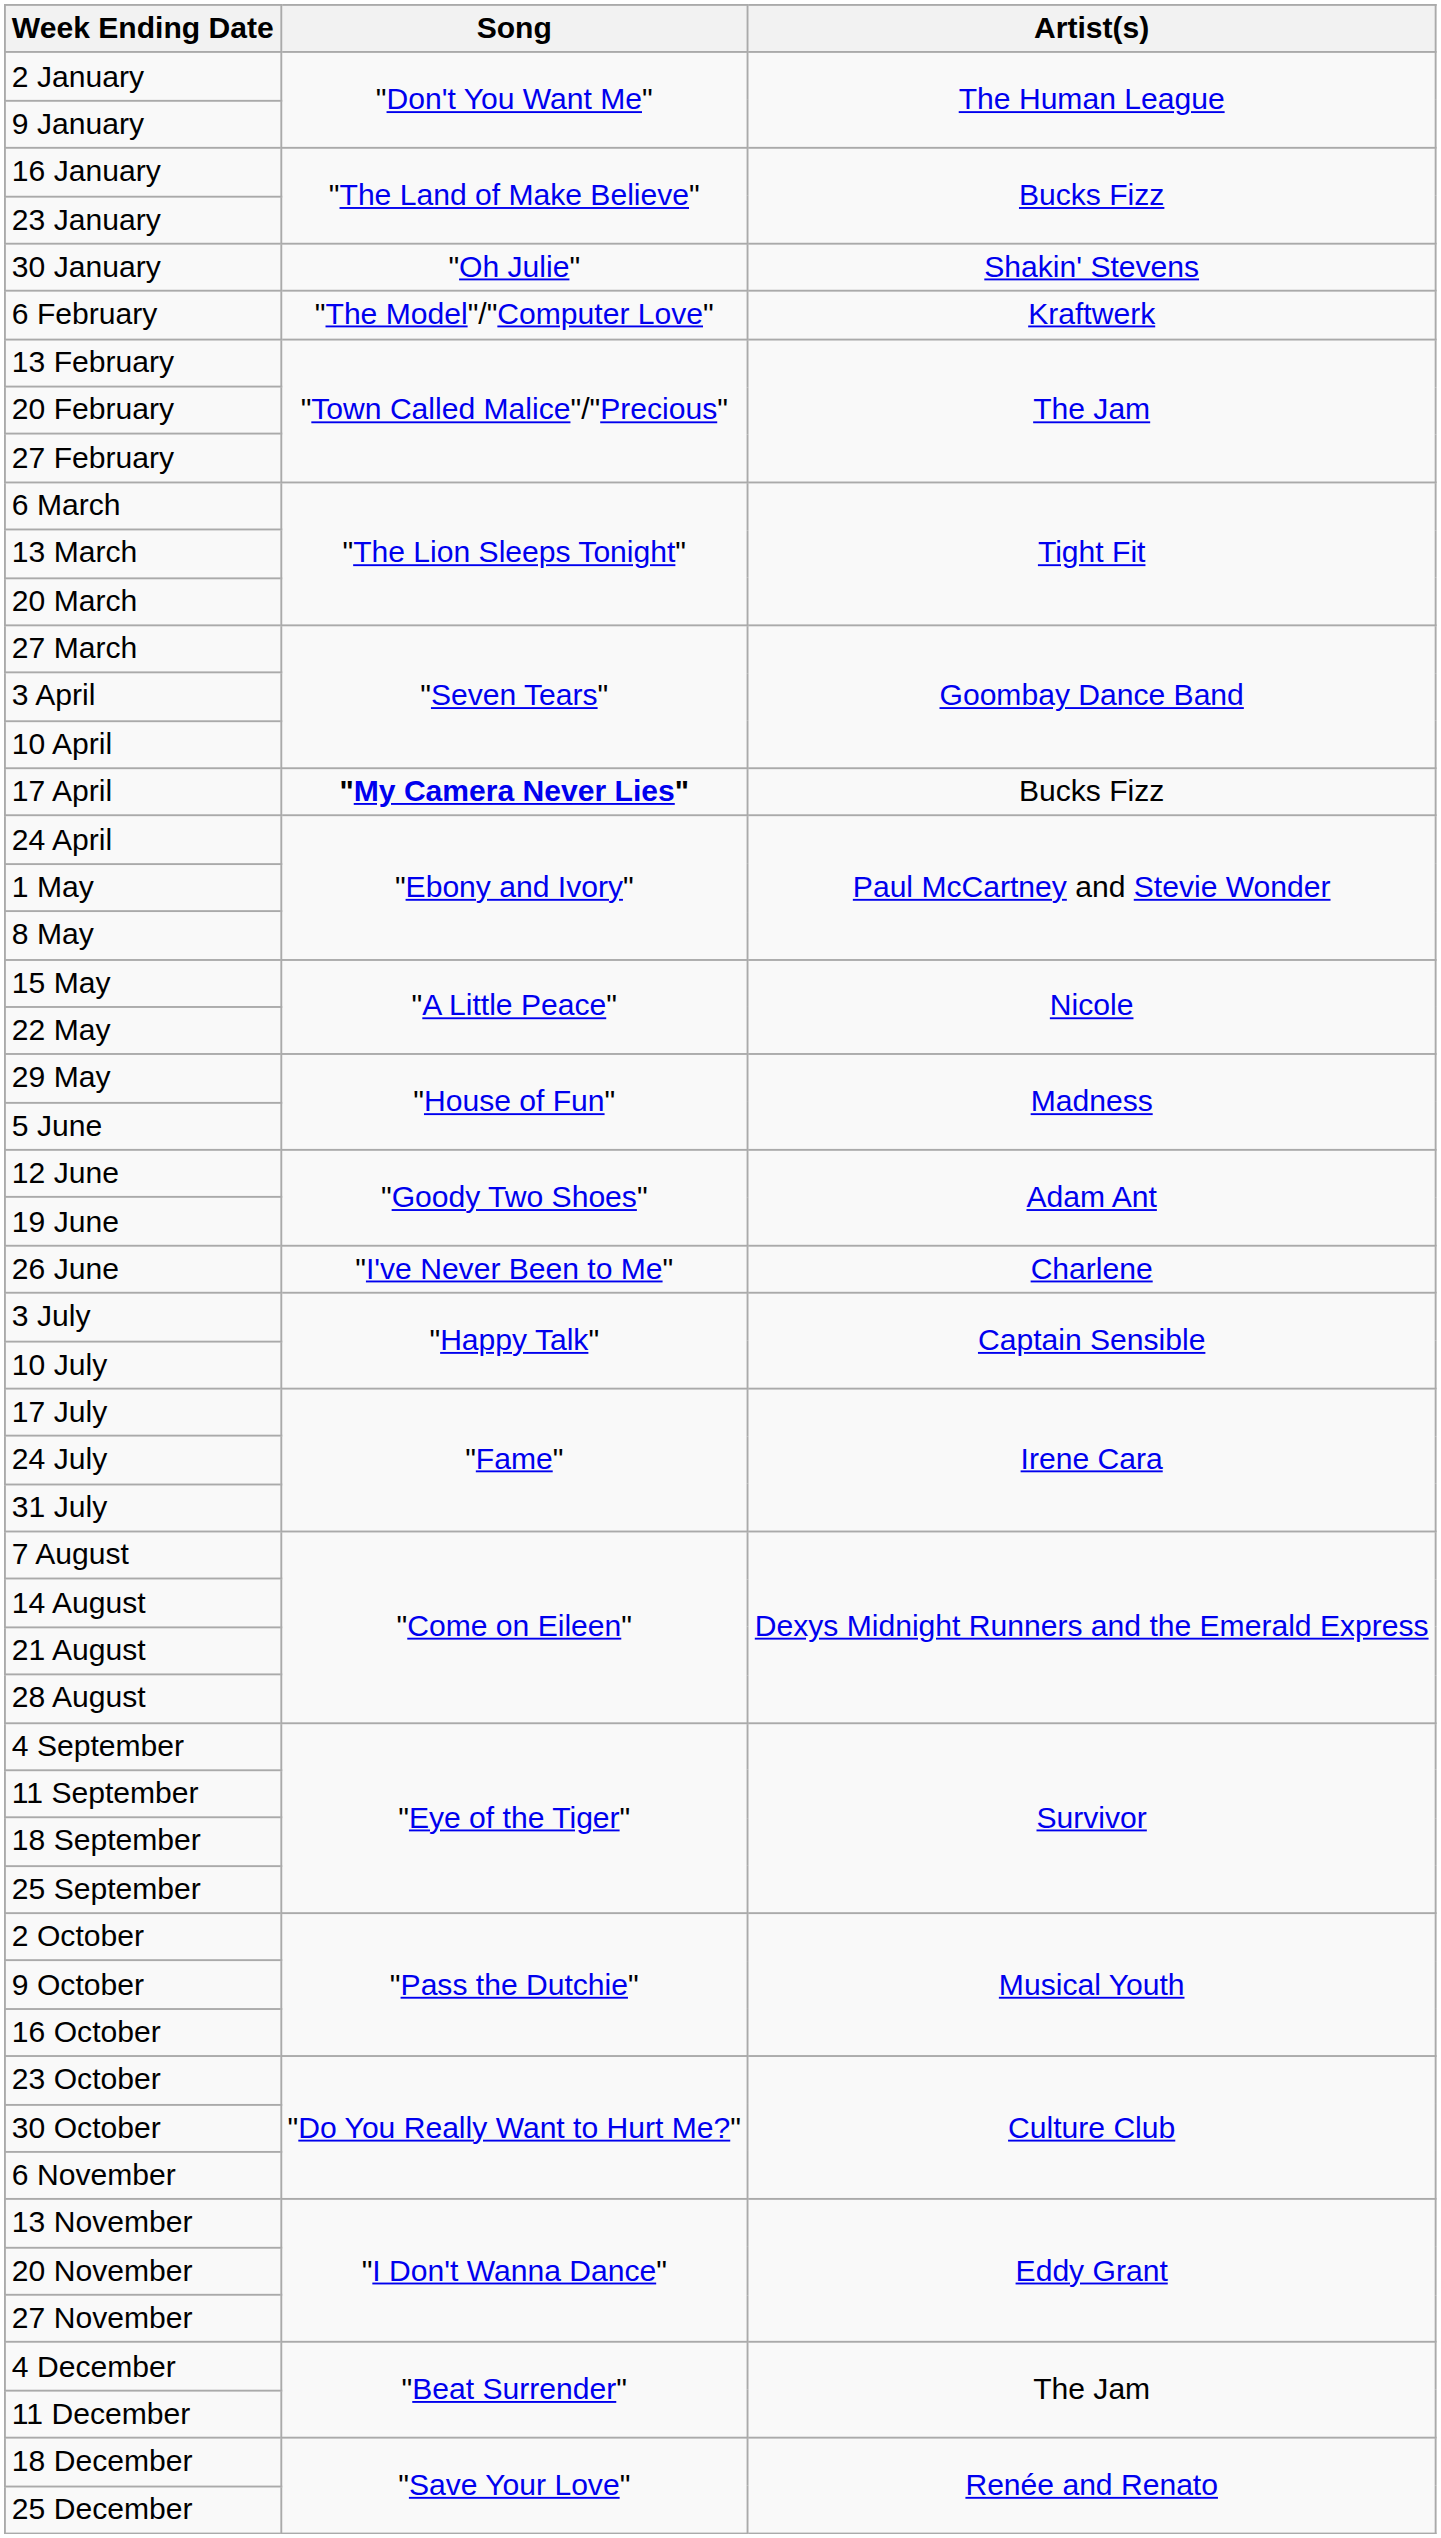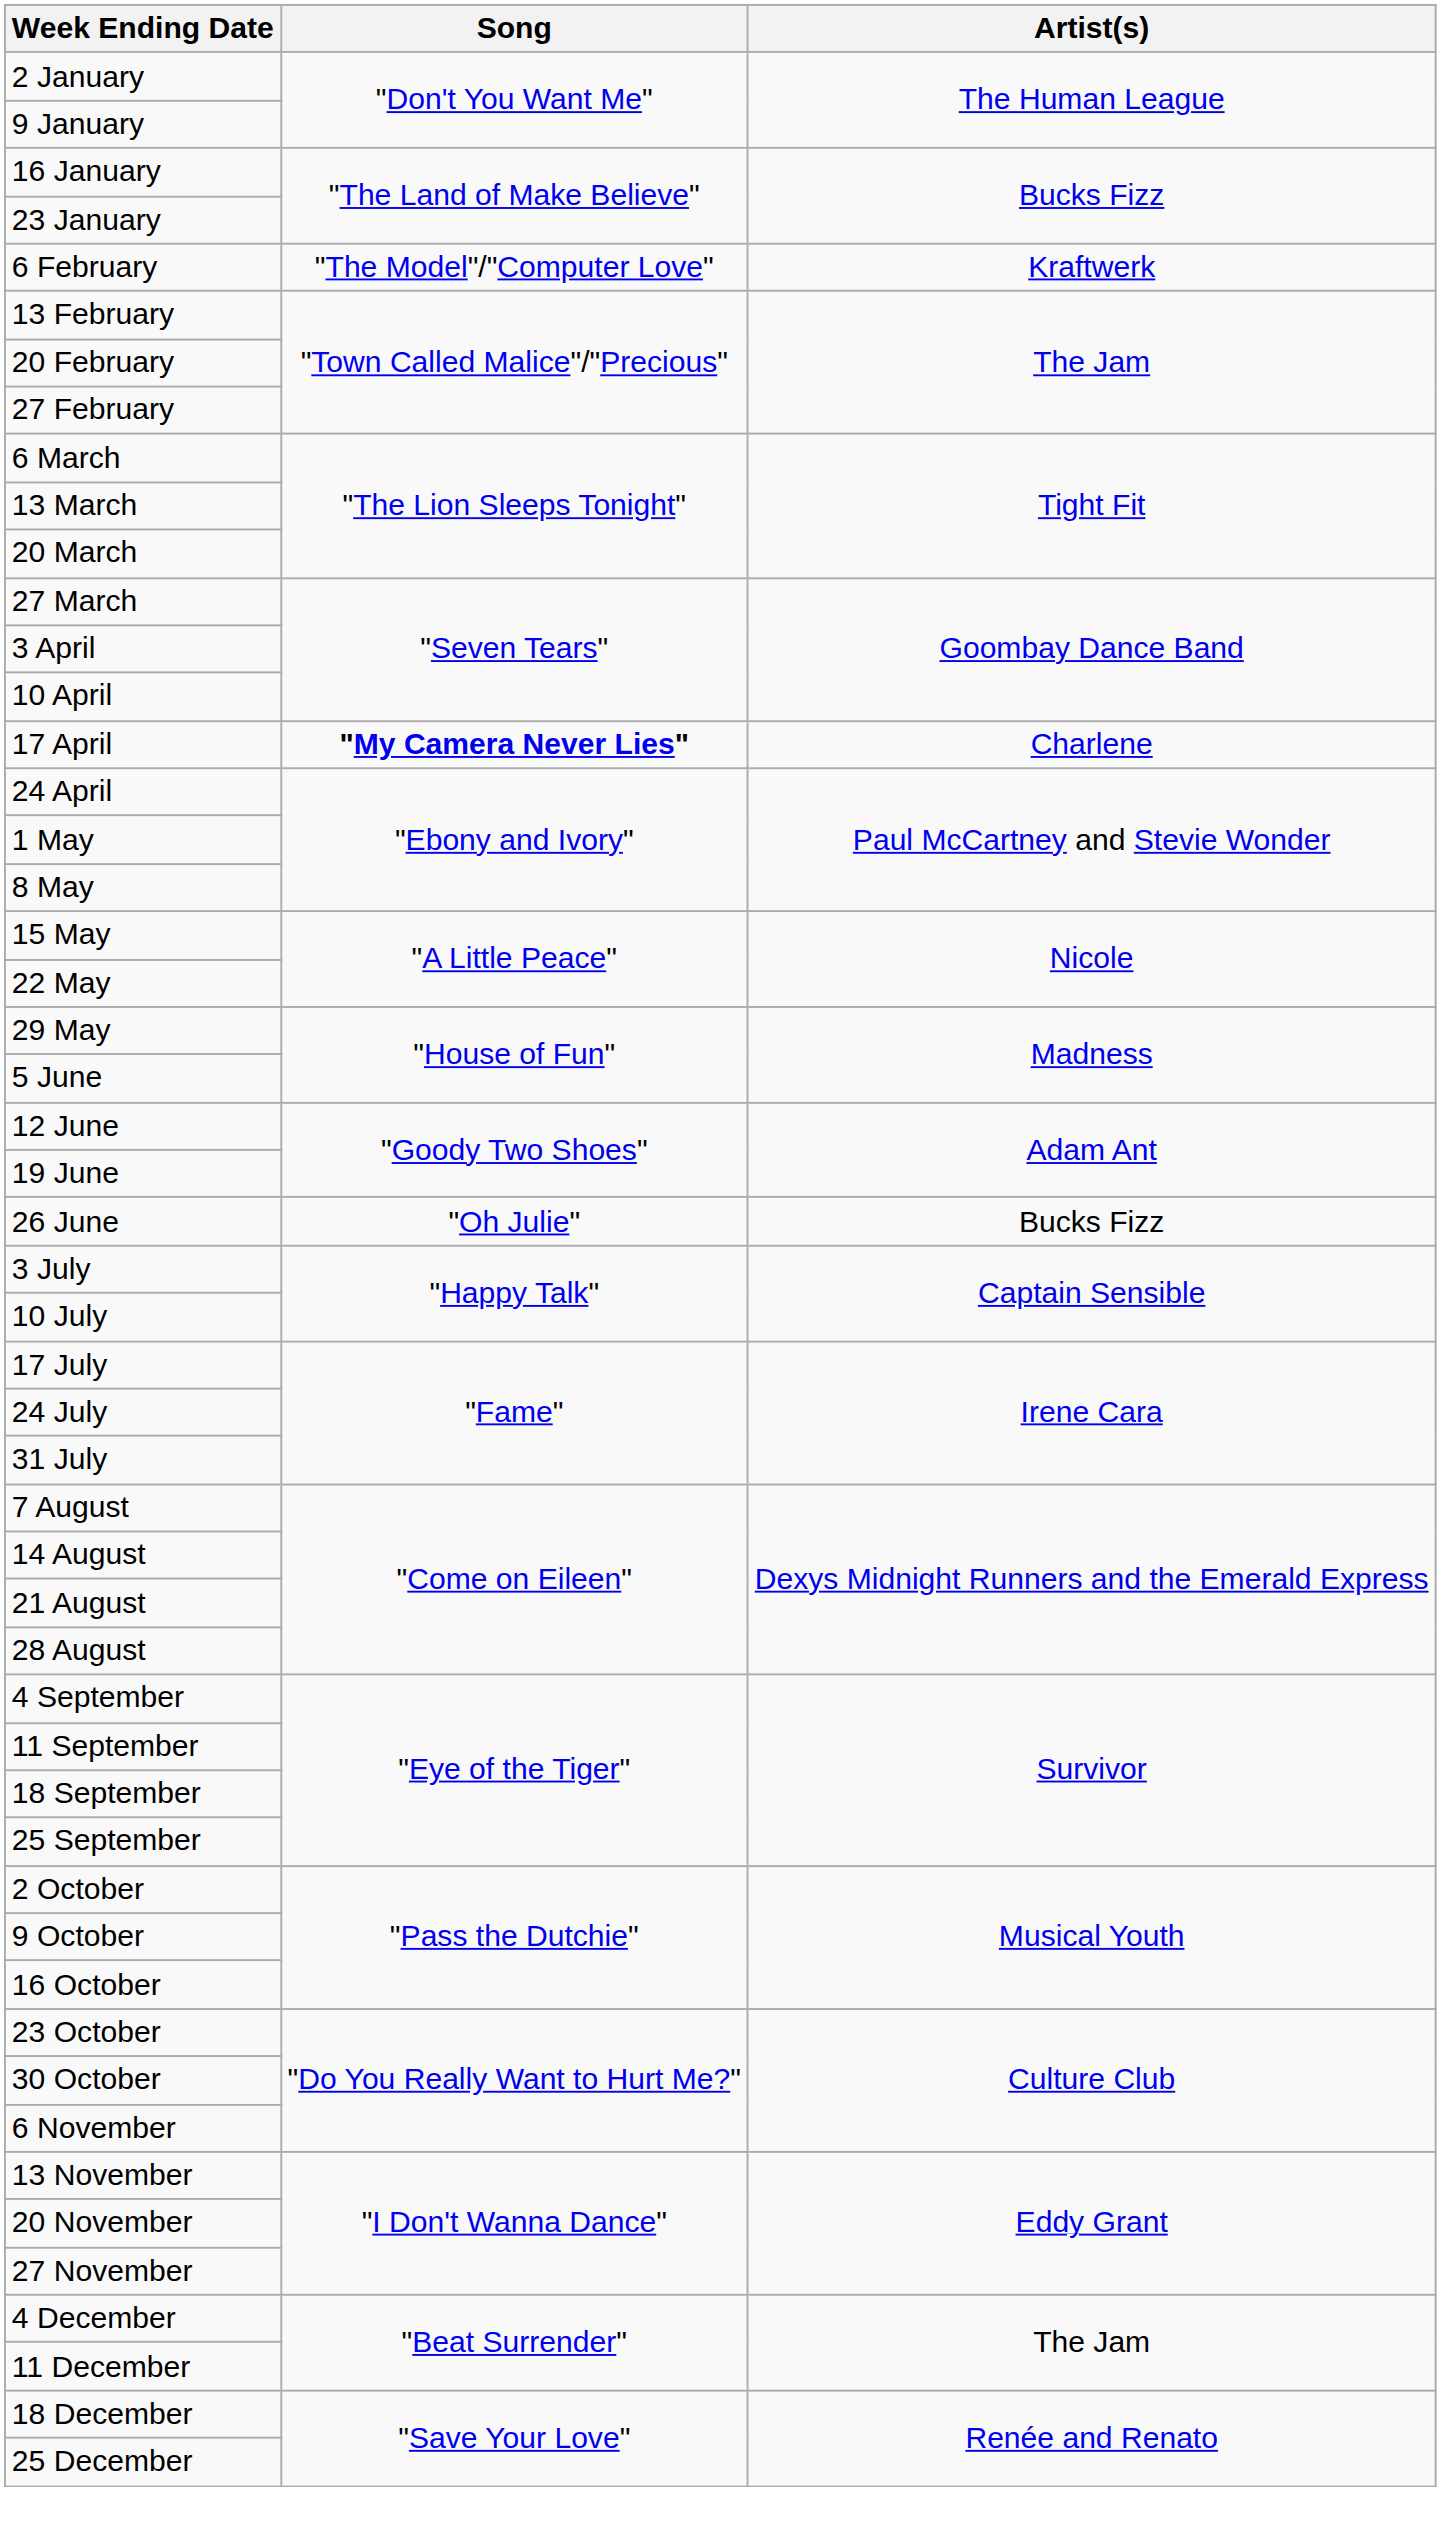- row: (86, 266)
(1092, 791) Bucks Fizz -> (1092, 743) Charlene
(514, 1268) "I've Never Been to Me" -> (514, 1220) "Oh Julie"
(1092, 1268) Charlene -> (1092, 1220) Bucks Fizz
